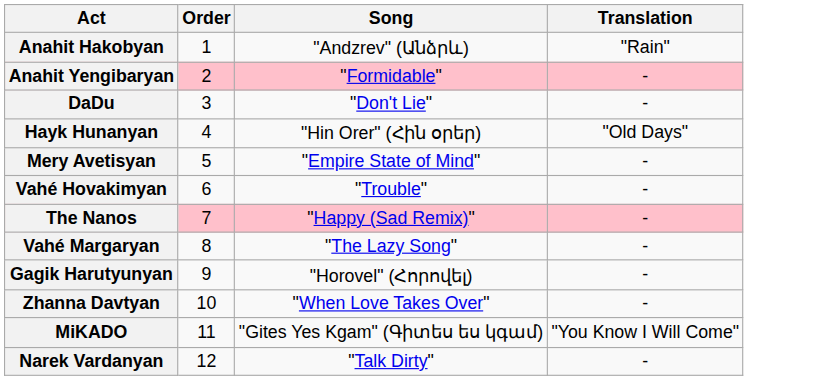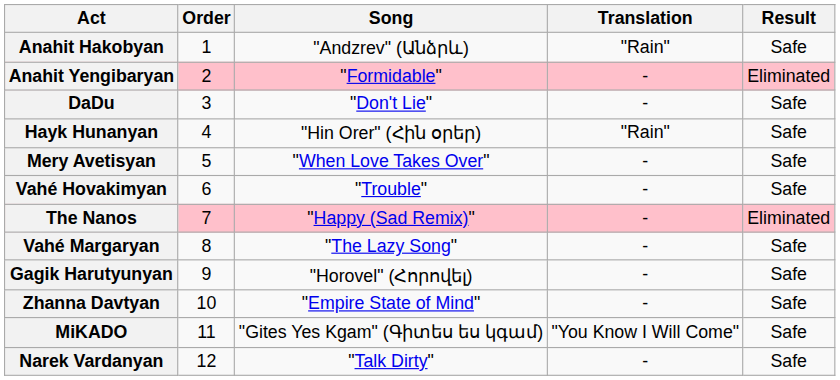+ column: (789, 18)
(645, 132) "Old Days" -> (645, 132) "Rain"
(391, 161) "Empire State of Mind" -> (391, 161) "When Love Takes Over"
(391, 303) "When Love Takes Over" -> (391, 303) "Empire State of Mind"
